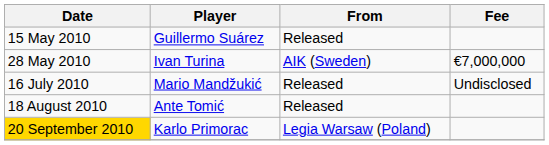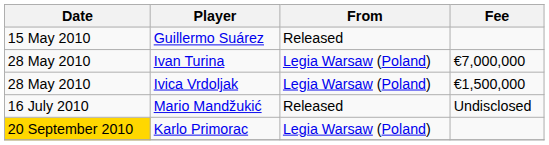(327, 61) AIK (Sweden) -> (357, 61) Legia Warsaw (Poland)
+ row: (196, 84)
- row: (189, 106)
